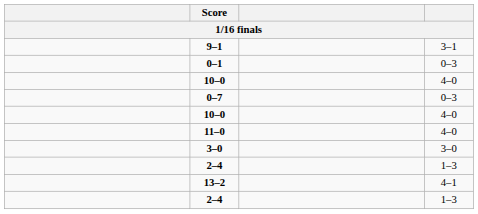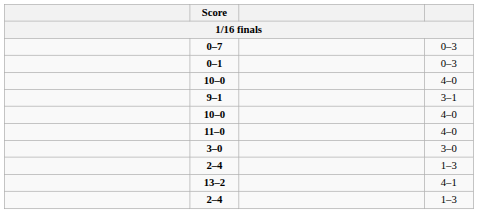rows swapped: (214, 98) <-> (214, 47)
